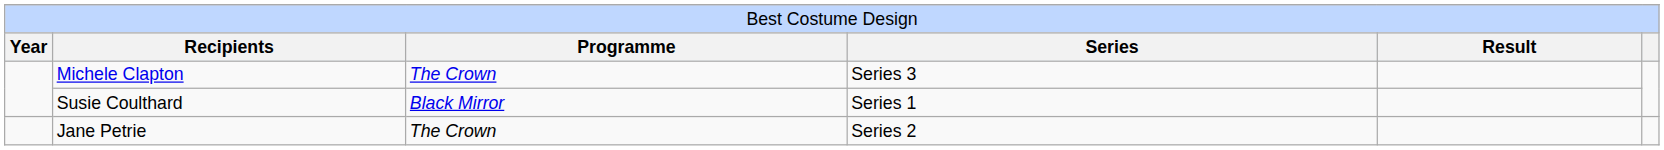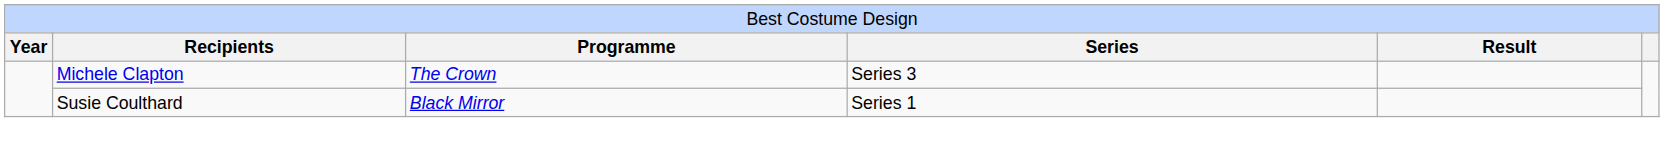- row: (101, 131)
